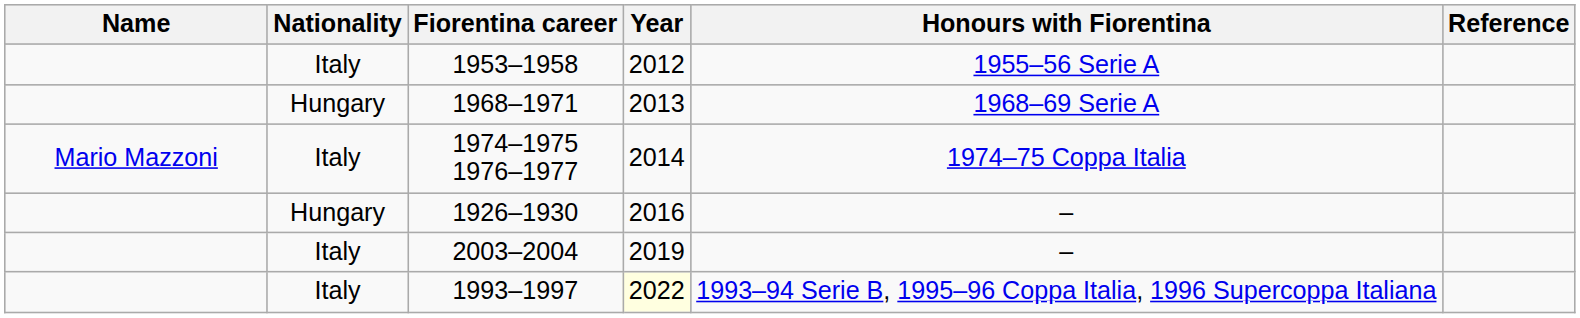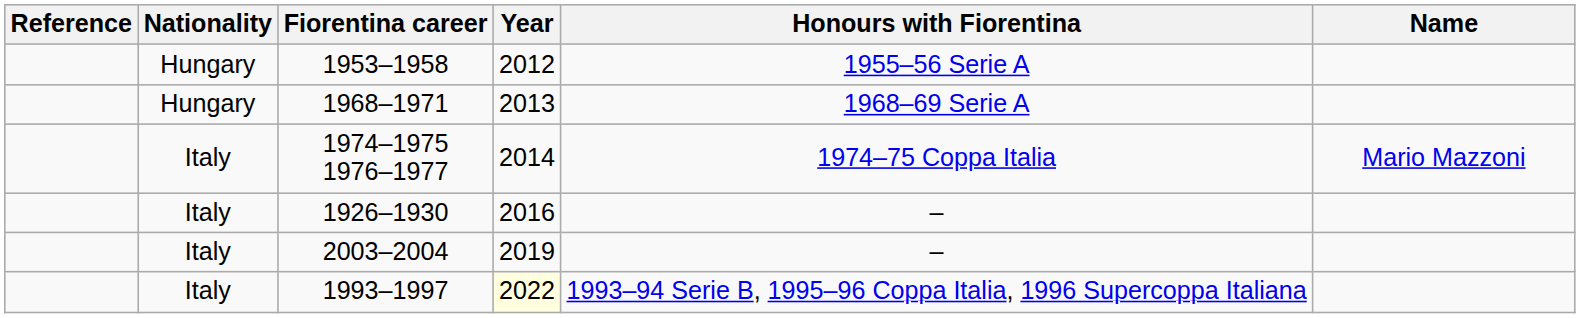columns swapped: (136, 24) <-> (1509, 24)
(338, 64) Italy -> (208, 64) Hungary
(338, 212) Hungary -> (208, 212) Italy
